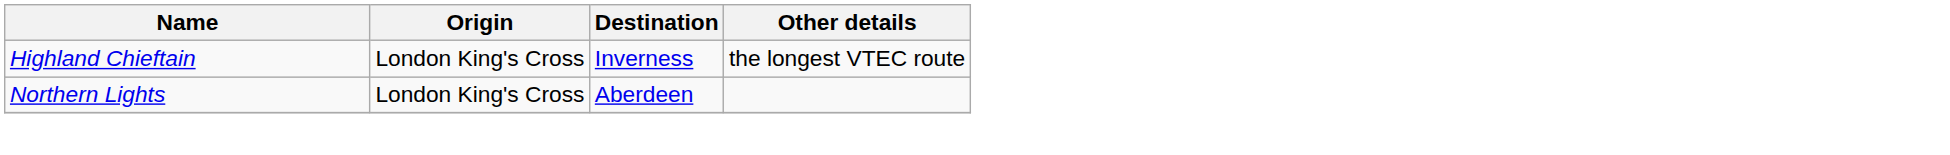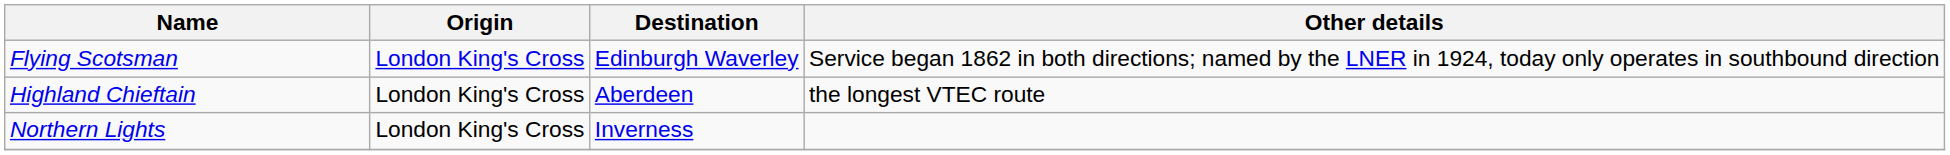+ row: (94, 58)
(644, 58) Inverness -> (644, 94) Aberdeen
(644, 94) Aberdeen -> (644, 130) Inverness
